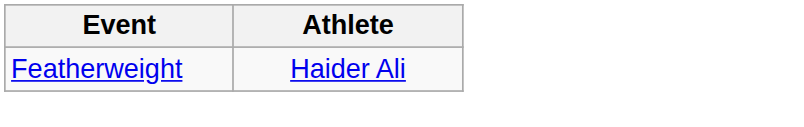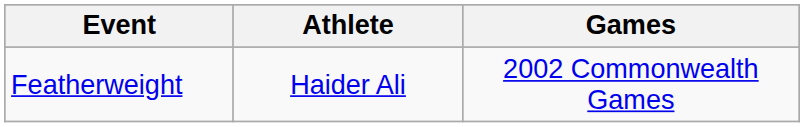+ column: (631, 25)
